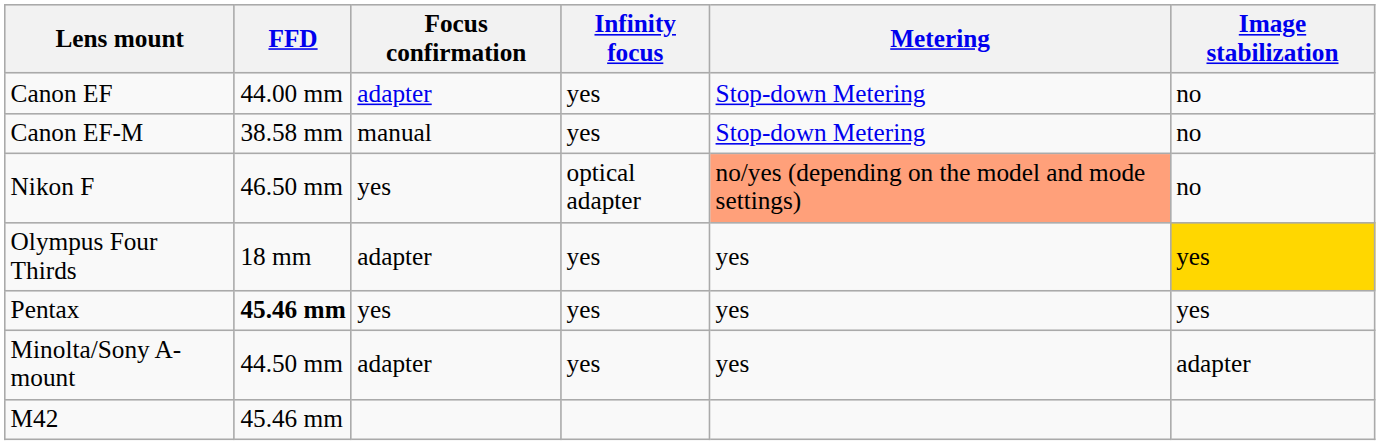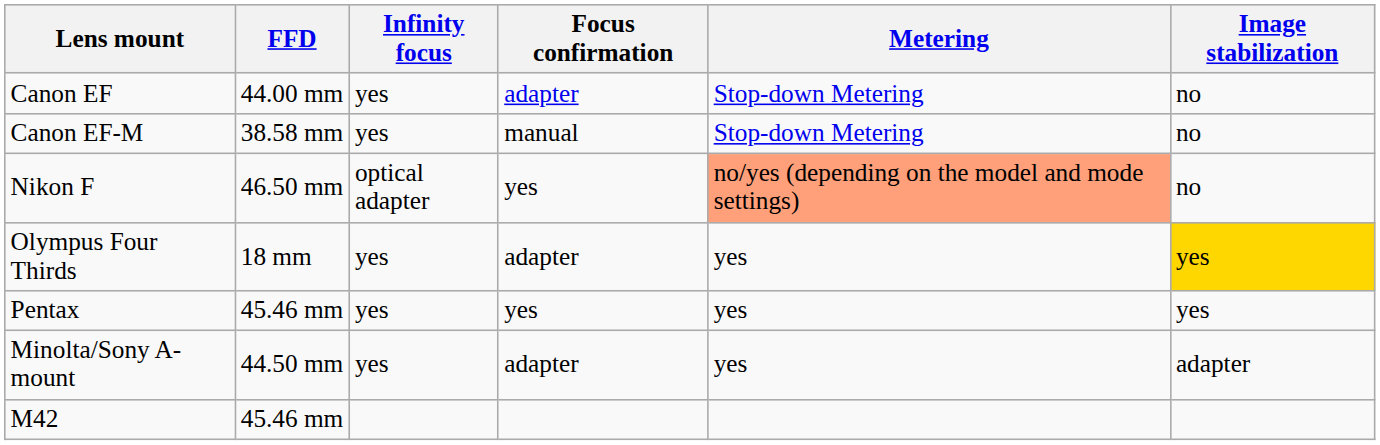columns swapped: (635, 38) <-> (456, 38)
(293, 310) bold -> (292, 310) normal
